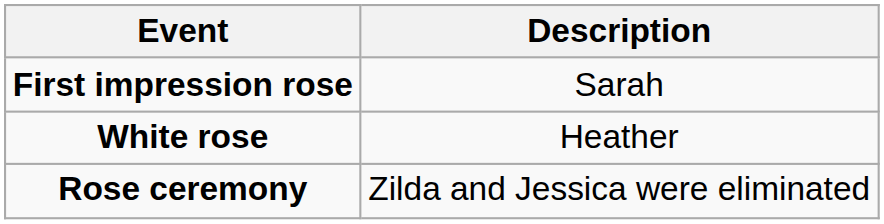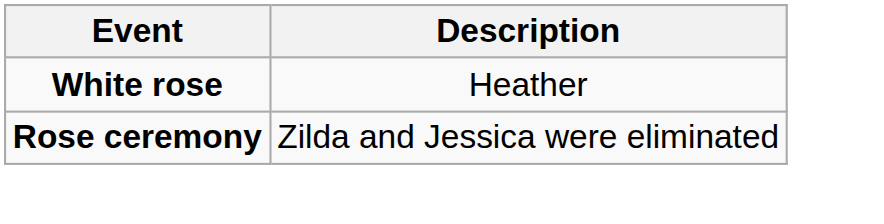- row: (183, 84)
